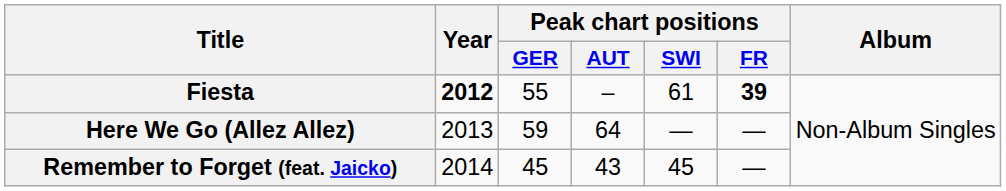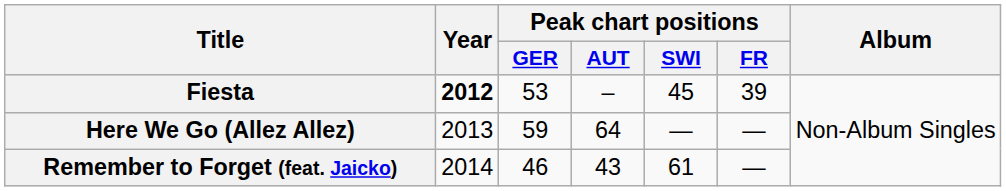(535, 93) 55 -> (535, 93) 53
(681, 93) 61 -> (681, 93) 45
(754, 93) bold -> (754, 93) normal
(535, 167) 45 -> (535, 167) 46
(681, 167) 45 -> (681, 167) 61
